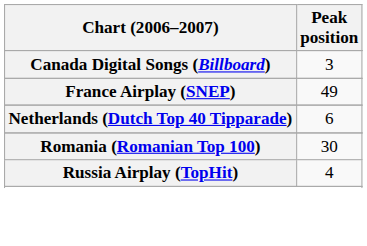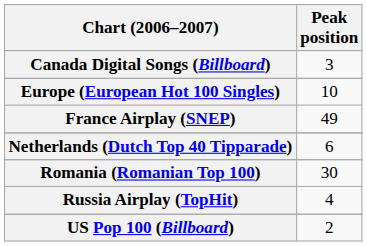+ row: (150, 91)
+ row: (150, 227)
